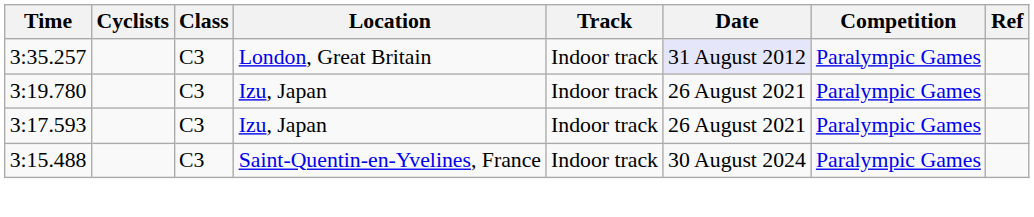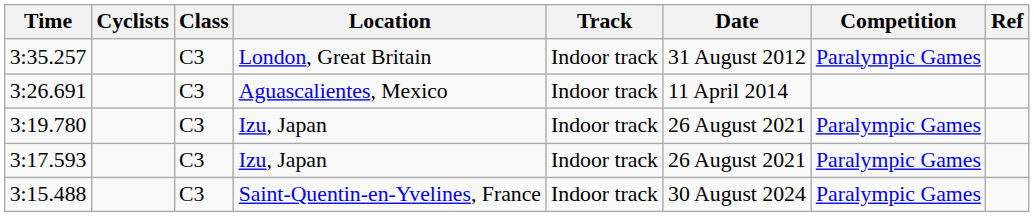(737, 56) lavender background -> (737, 56) no background
+ row: (48, 90)
